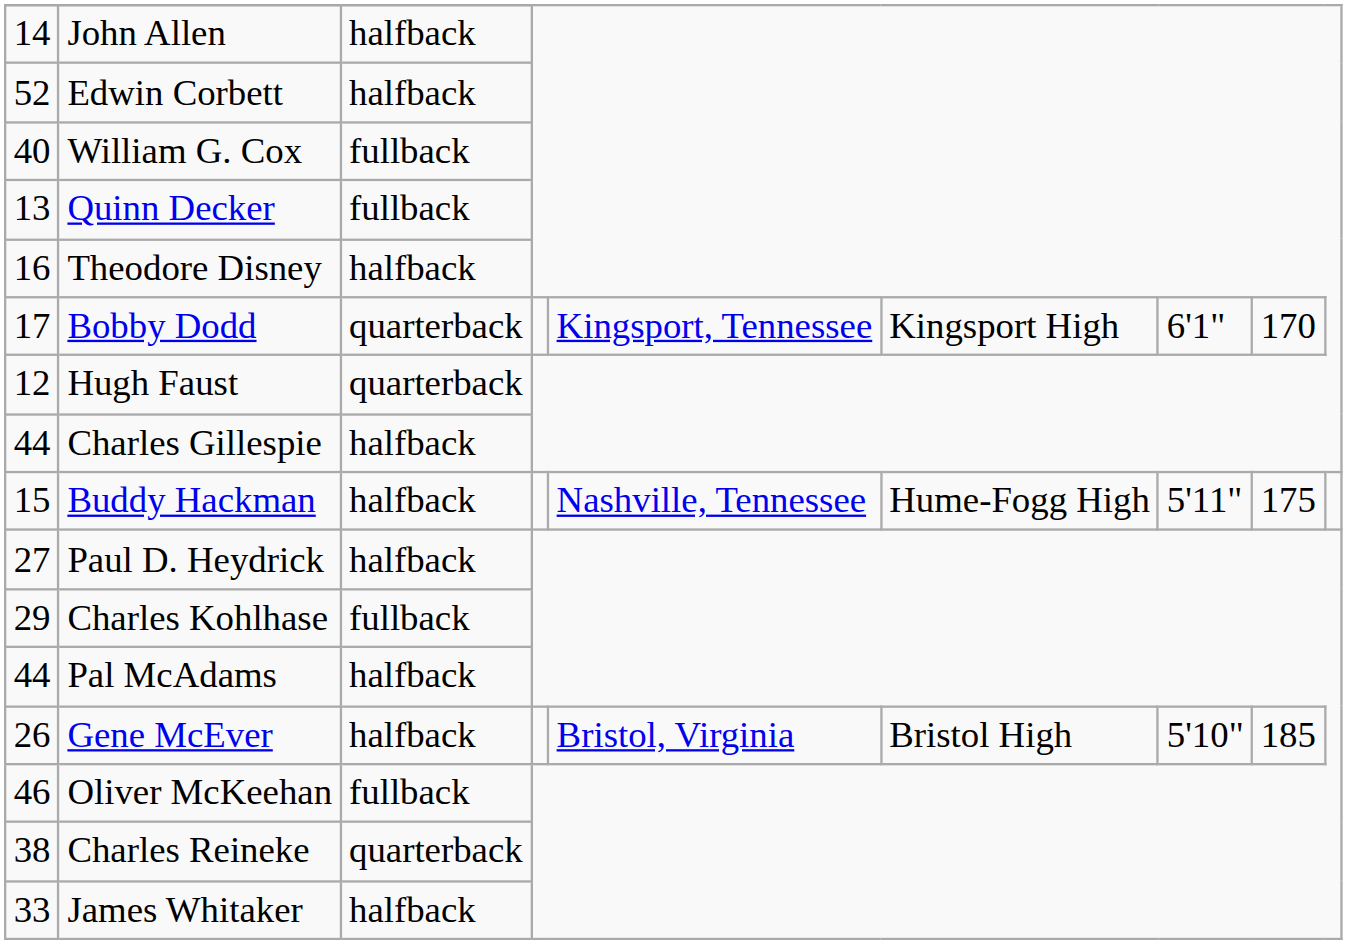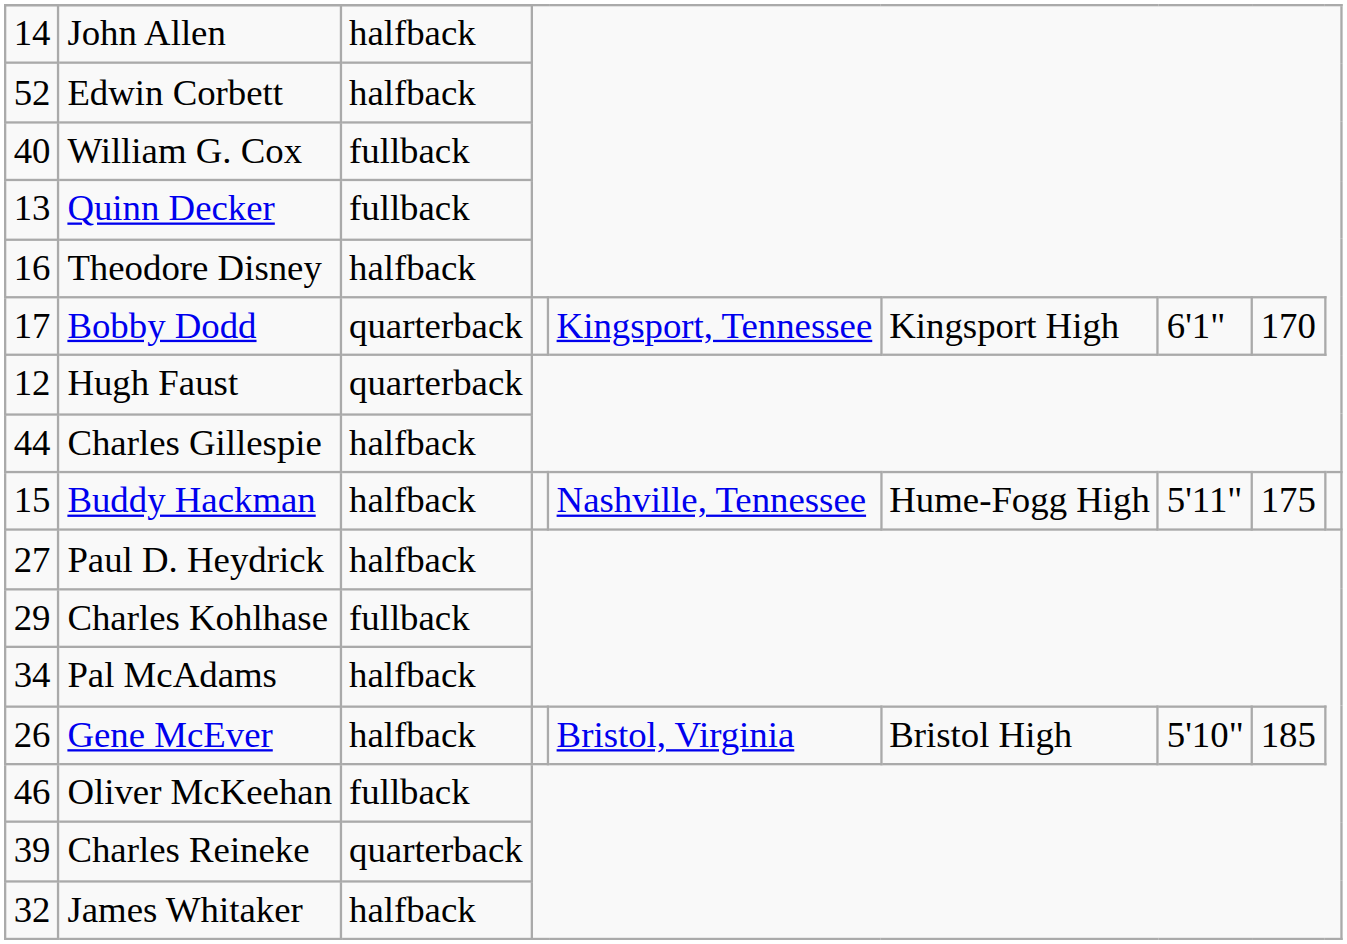(32, 675) 44 -> (32, 675) 34
(32, 850) 38 -> (32, 850) 39
(32, 909) 33 -> (32, 909) 32
